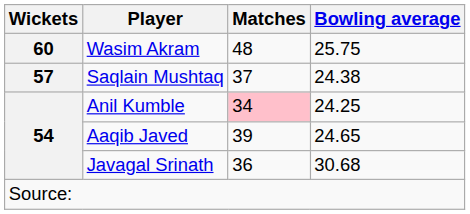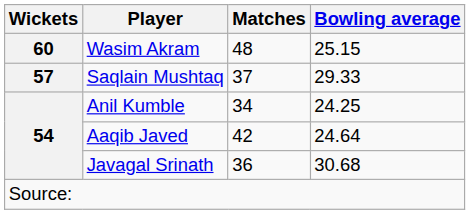(337, 48) 25.75 -> (337, 48) 25.15
(337, 77) 24.38 -> (337, 77) 29.33
(242, 106) pink background -> (242, 106) no background
(242, 135) 39 -> (242, 135) 42
(337, 135) 24.65 -> (337, 135) 24.64
